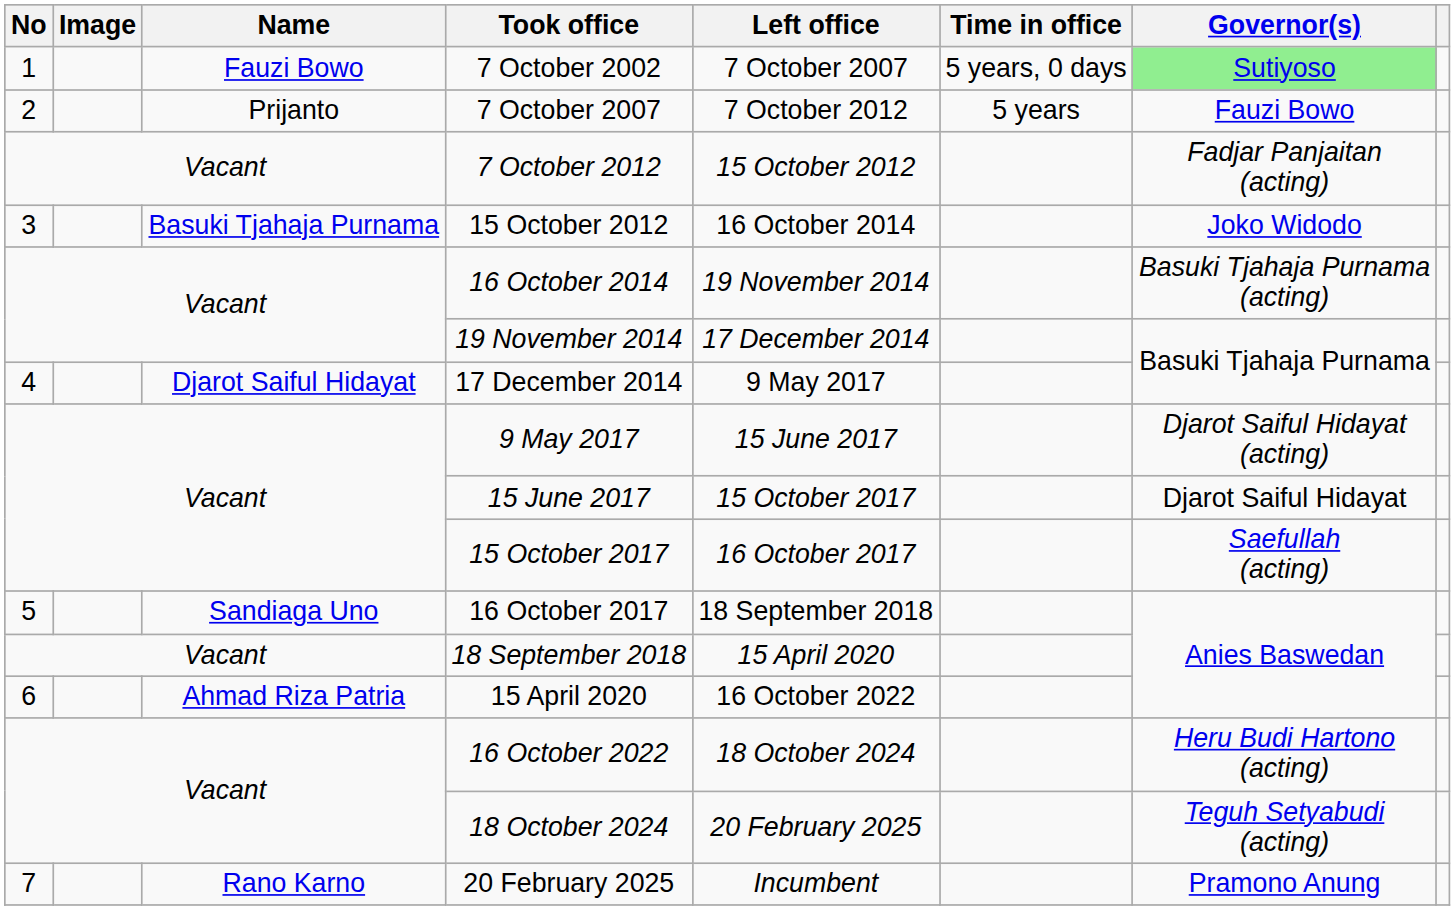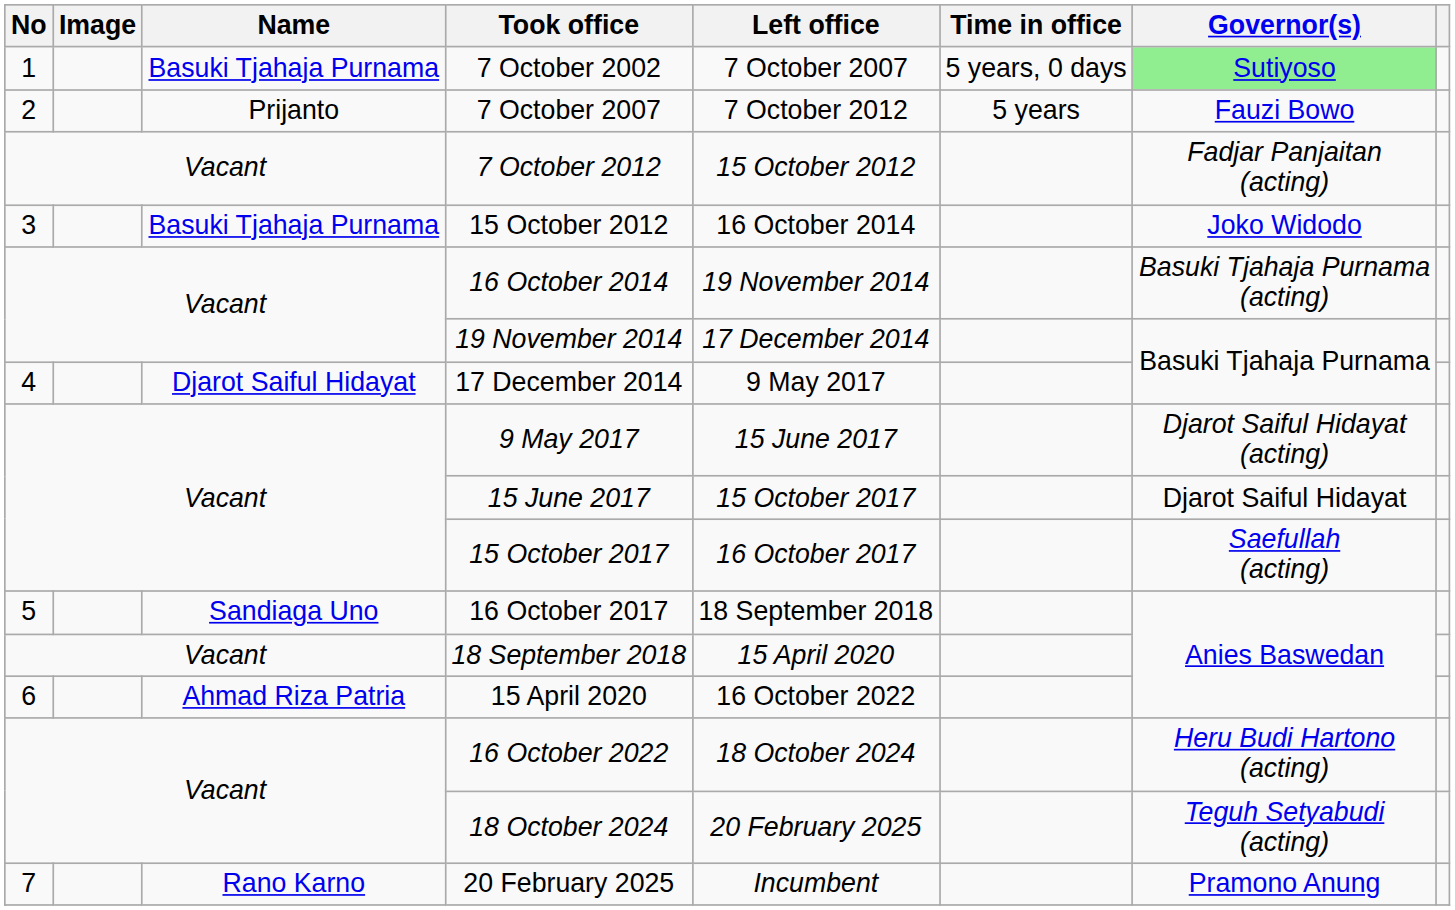(294, 68) Fauzi Bowo -> (294, 68) Basuki Tjahaja Purnama
